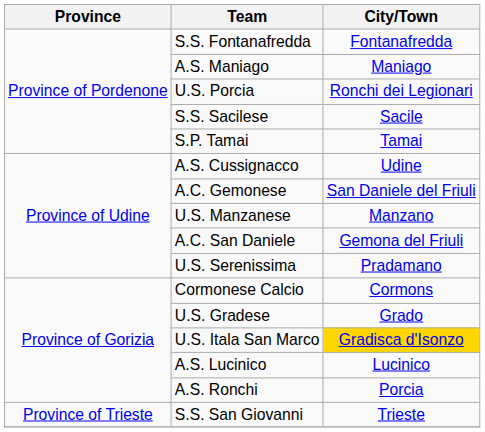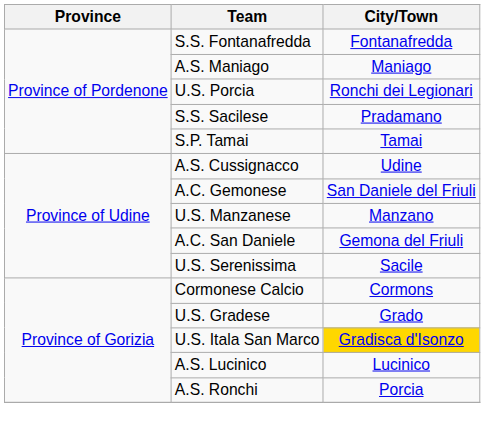(401, 116) Sacile -> (401, 116) Pradamano
(401, 265) Pradamano -> (401, 265) Sacile
- row: (239, 414)
